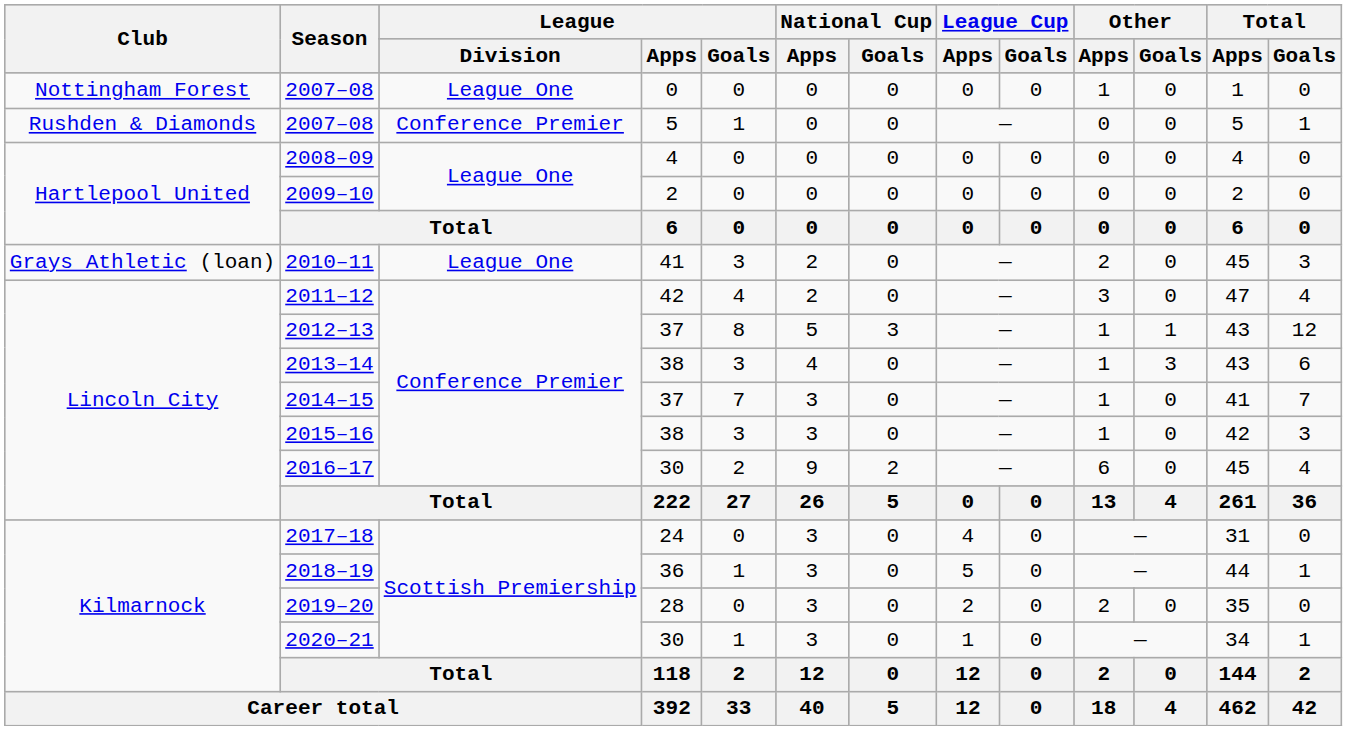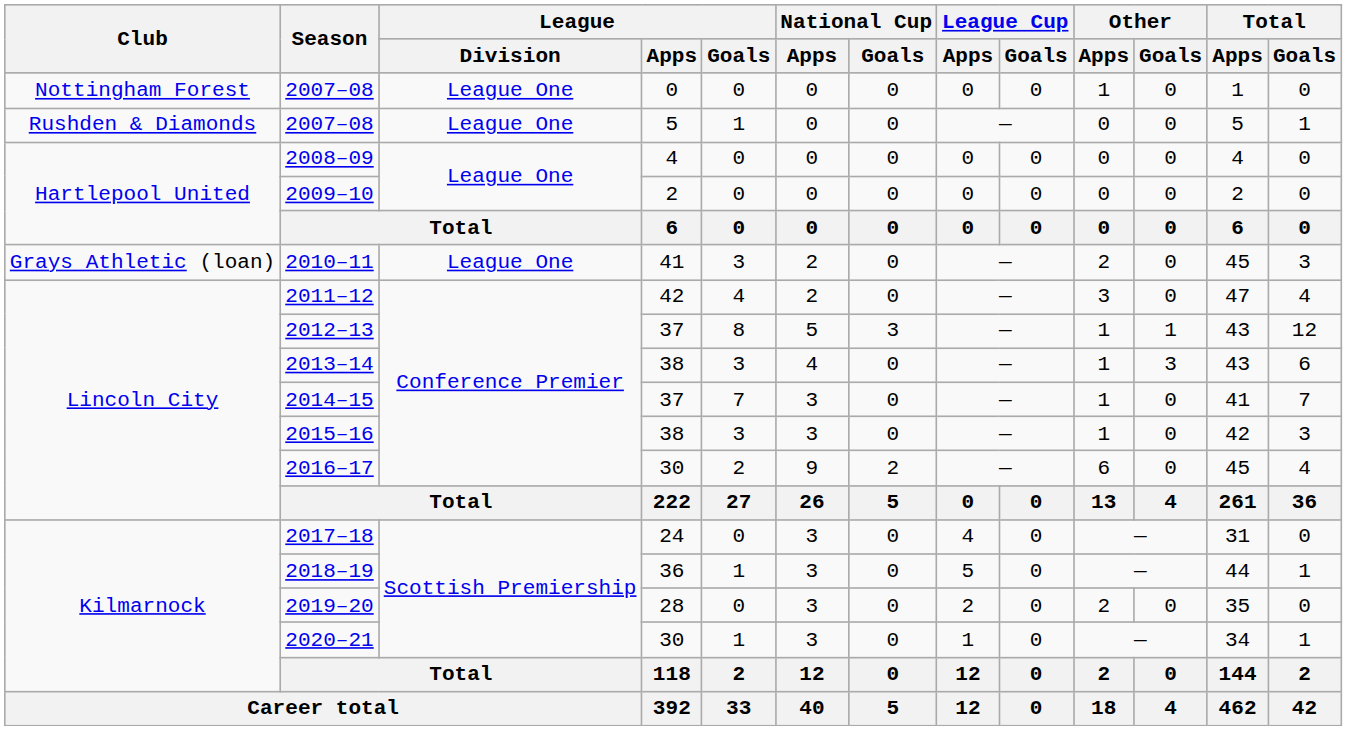(510, 125) Conference Premier -> (510, 125) League One
